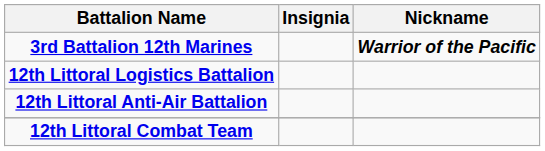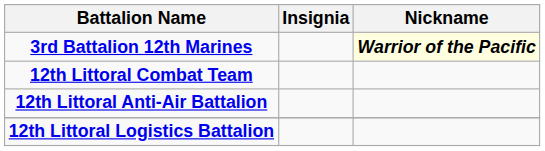(447, 46) no background -> (447, 46) lightyellow background
rows swapped: (141, 131) <-> (141, 74)
